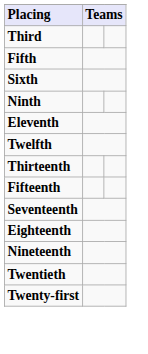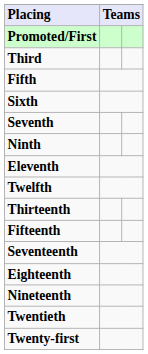+ row: (52, 36)
+ row: (31, 123)
